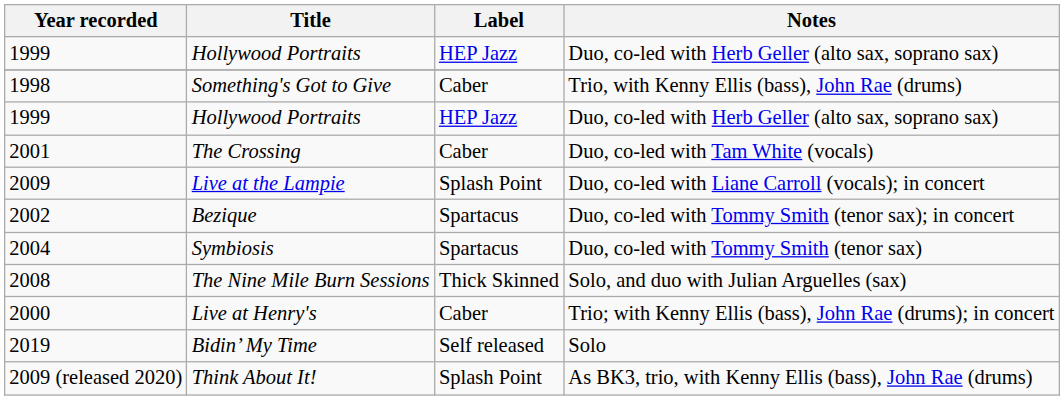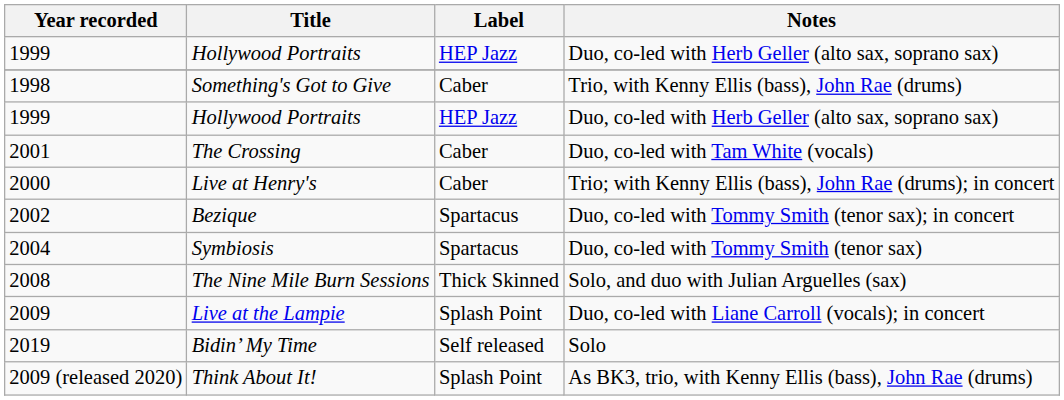rows swapped: (254, 313) <-> (268, 183)
